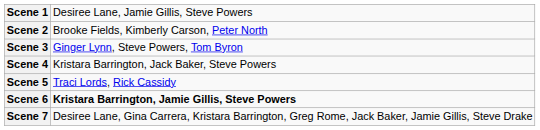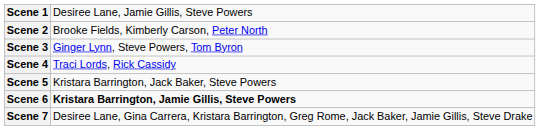(165, 64) Kristara Barrington, Jack Baker, Steve Powers -> (114, 64) Traci Lords, Rick Cassidy
(114, 82) Traci Lords, Rick Cassidy -> (165, 82) Kristara Barrington, Jack Baker, Steve Powers
